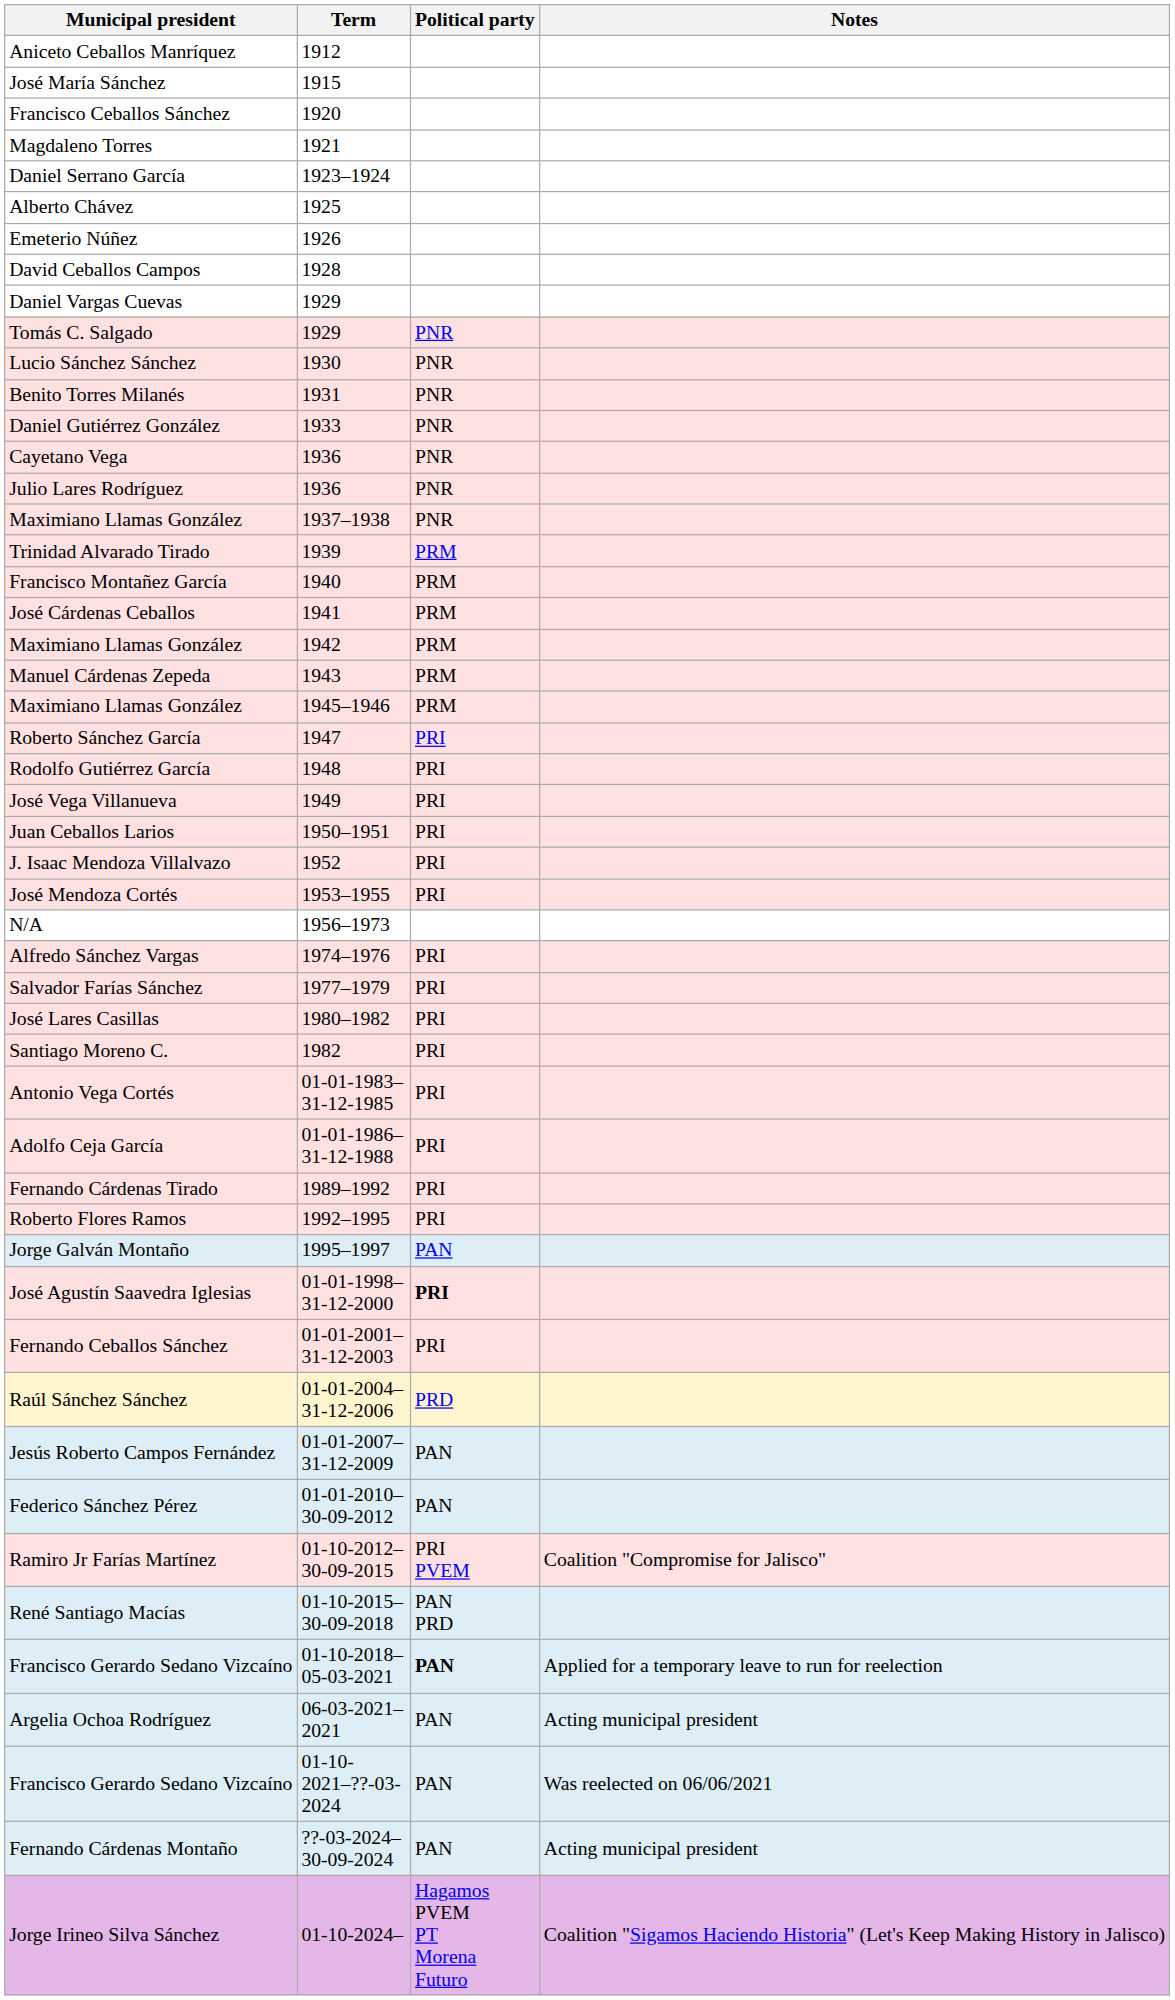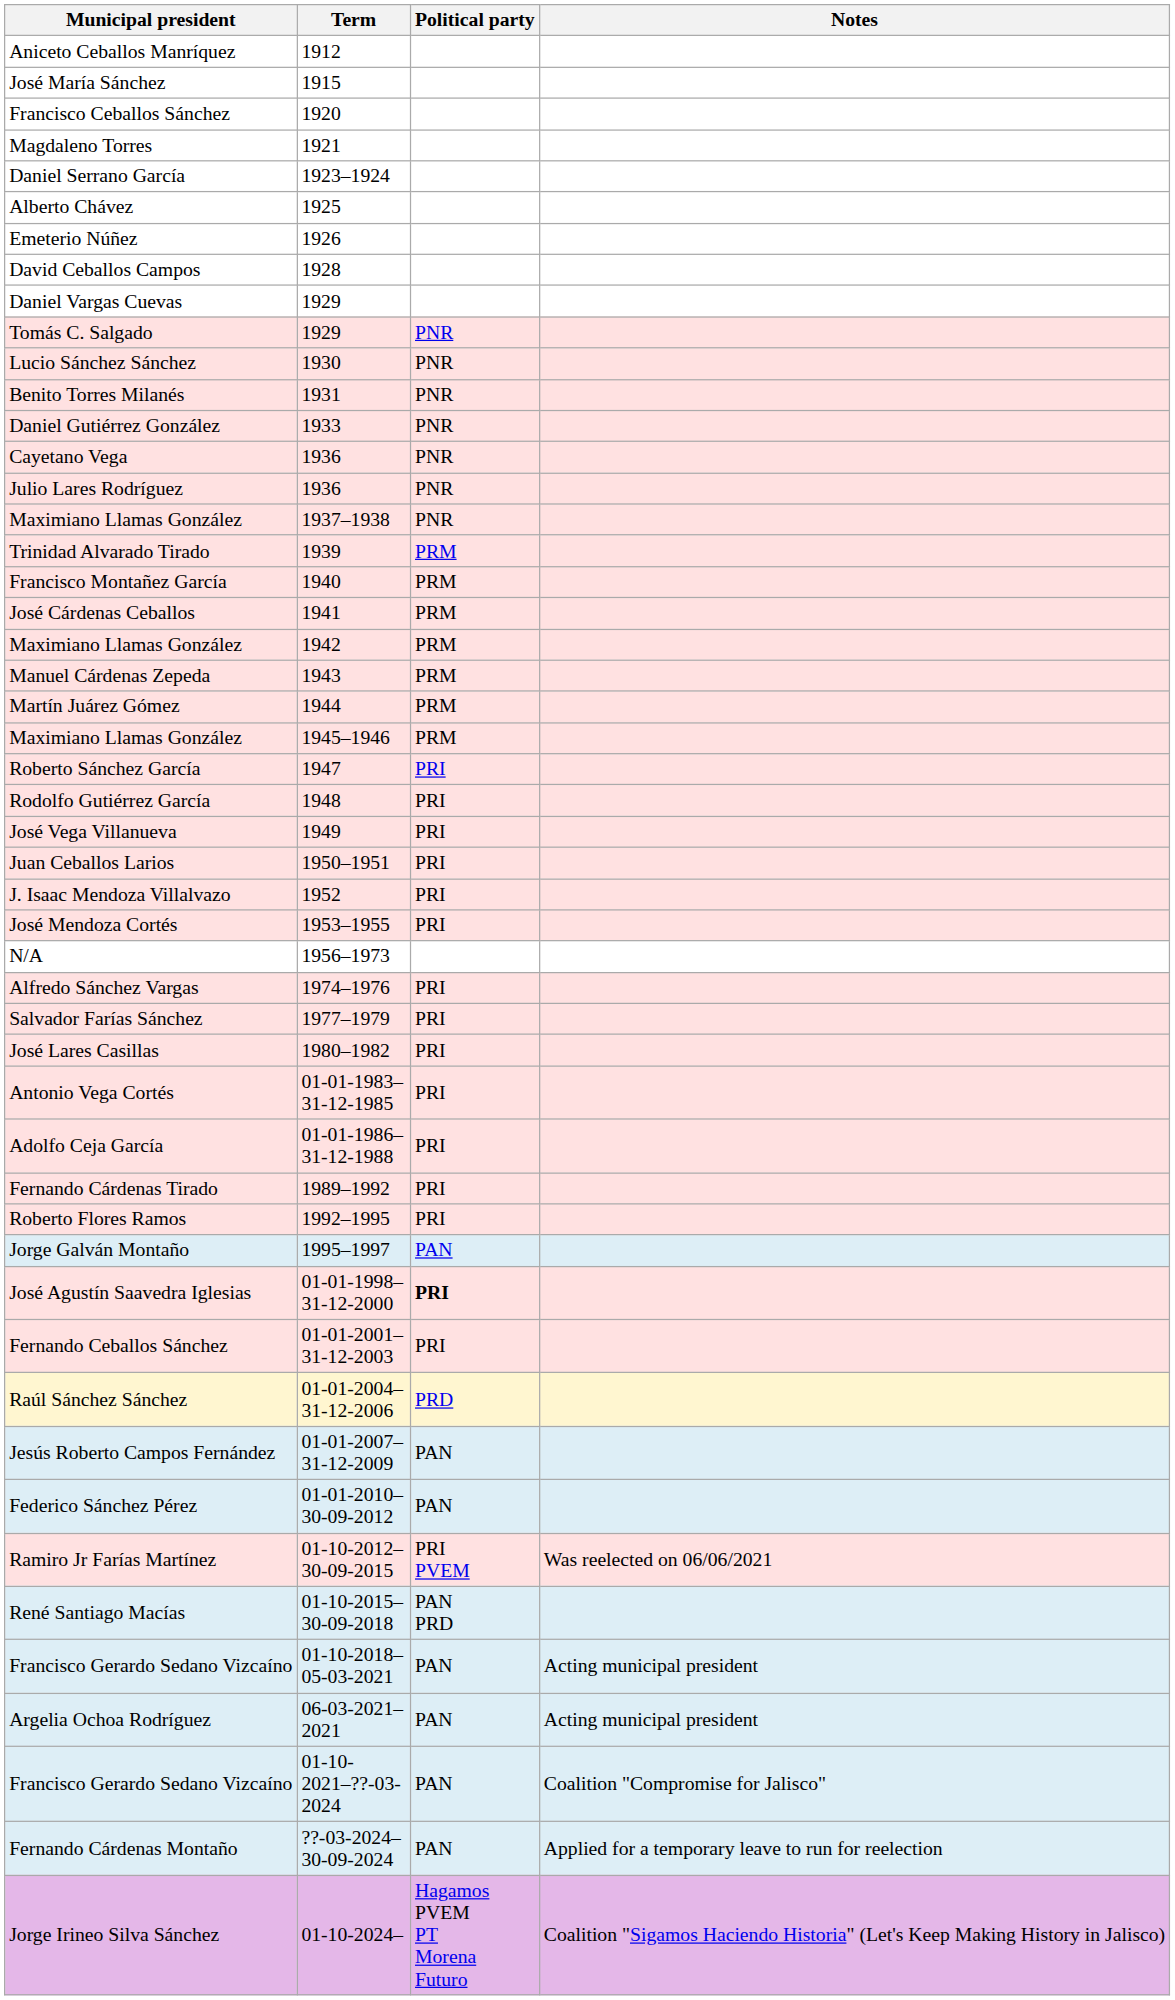+ row: (94, 706)
- row: (89, 1050)
(685, 1559) Coalition "Compromise for Jalisco" -> (658, 1559) Was reelected on 06/06/2021
(435, 1666) bold -> (434, 1666) normal
(743, 1666) Applied for a temporary leave to run for reelection -> (651, 1666) Acting municipal president
(658, 1783) Was reelected on 06/06/2021 -> (685, 1783) Coalition "Compromise for Jalisco"
(651, 1848) Acting municipal president -> (743, 1848) Applied for a temporary leave to run for reelection
